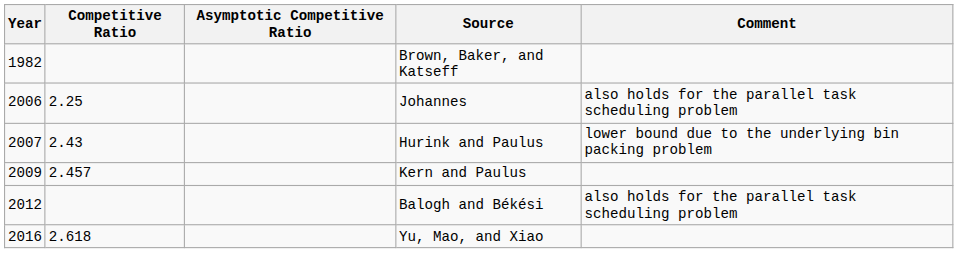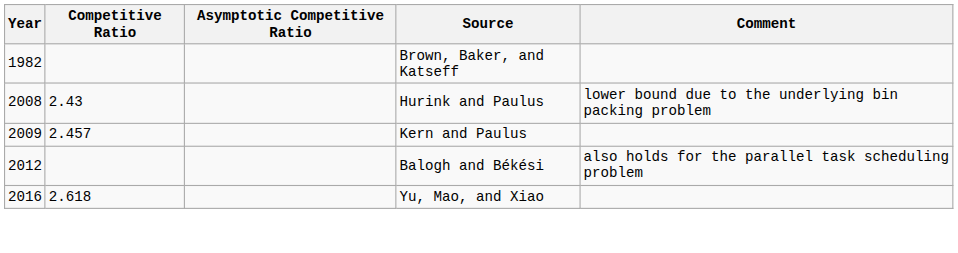- row: (433, 103)
(25, 143) 2007 -> (25, 103) 2008
